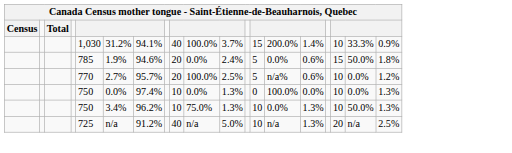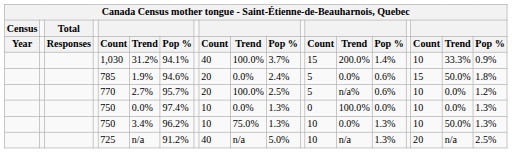+ row: (22, 44)
